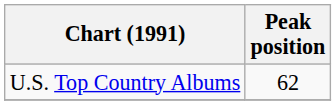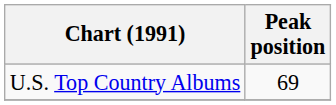(288, 81) 62 -> (288, 81) 69
